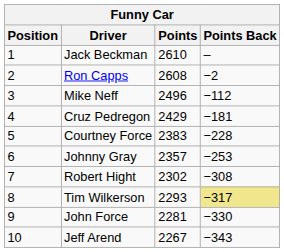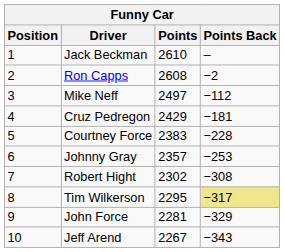(173, 96) 2496 -> (173, 96) 2497
(173, 197) 2293 -> (173, 197) 2295
(218, 217) −330 -> (218, 217) −329
